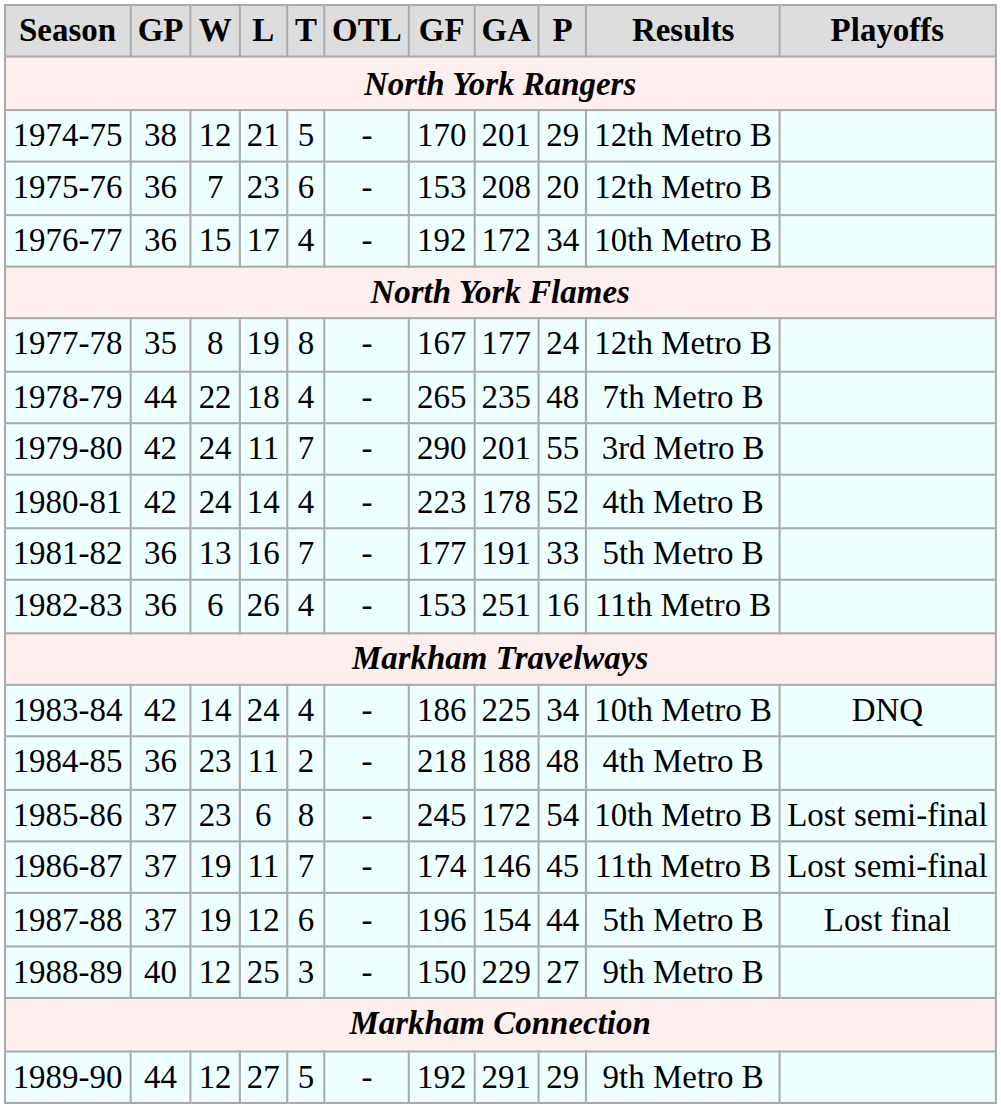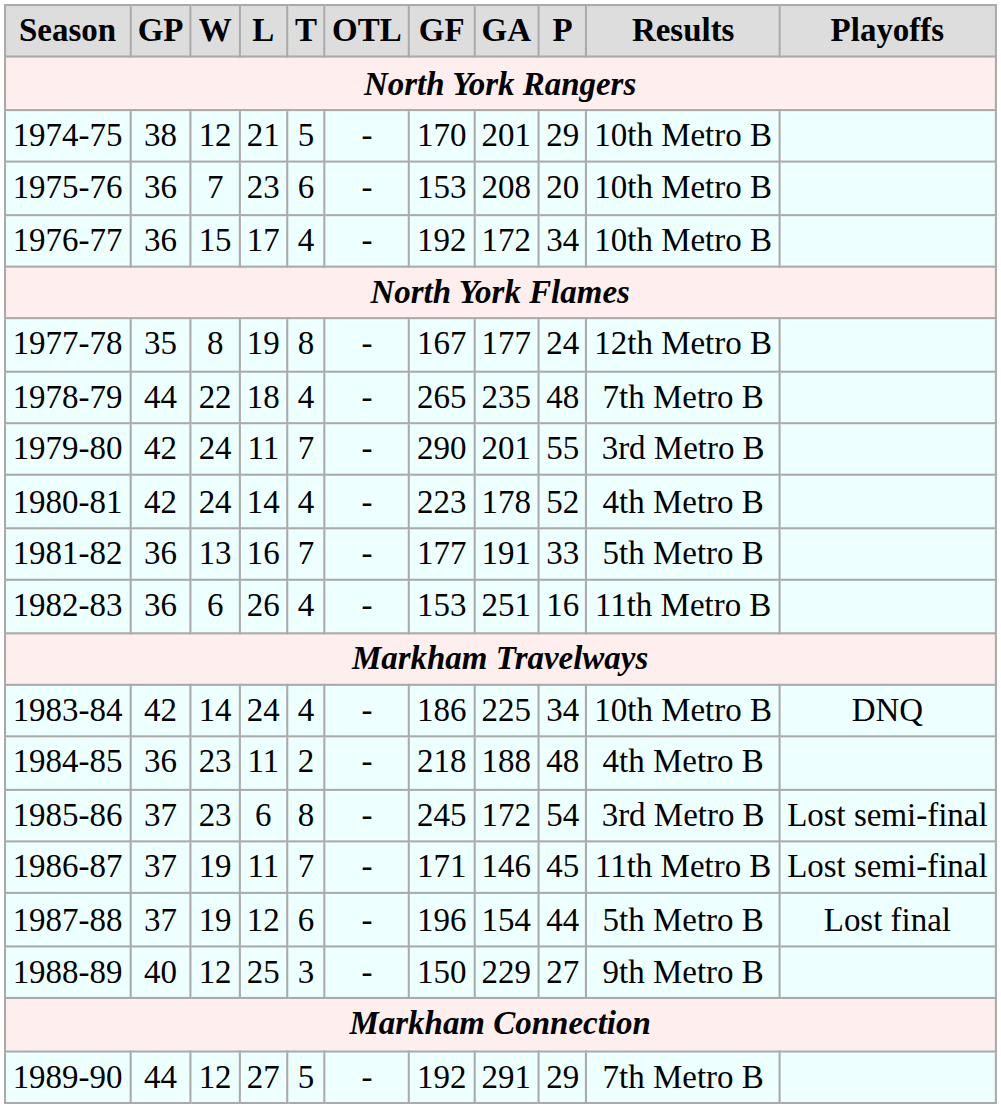(683, 135) 12th Metro B -> (683, 135) 10th Metro B
(683, 187) 12th Metro B -> (683, 187) 10th Metro B
(683, 814) 10th Metro B -> (683, 814) 3rd Metro B
(442, 866) 174 -> (442, 866) 171
(683, 1076) 9th Metro B -> (683, 1076) 7th Metro B
